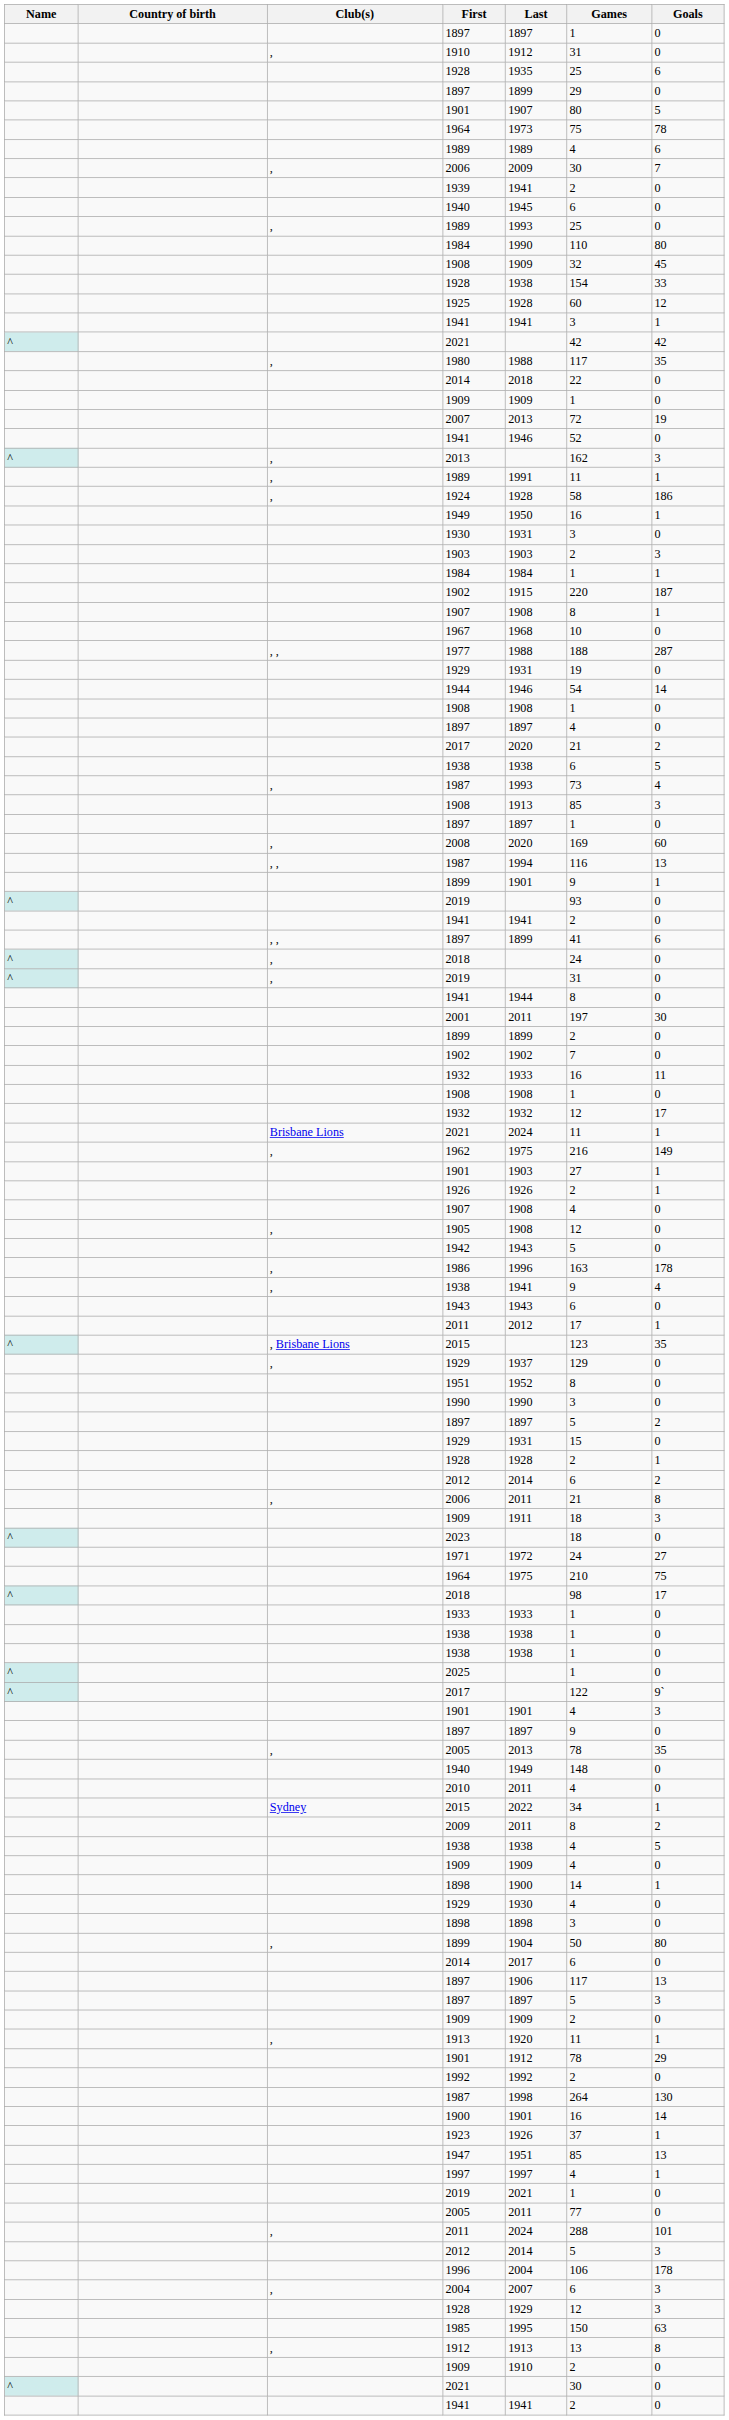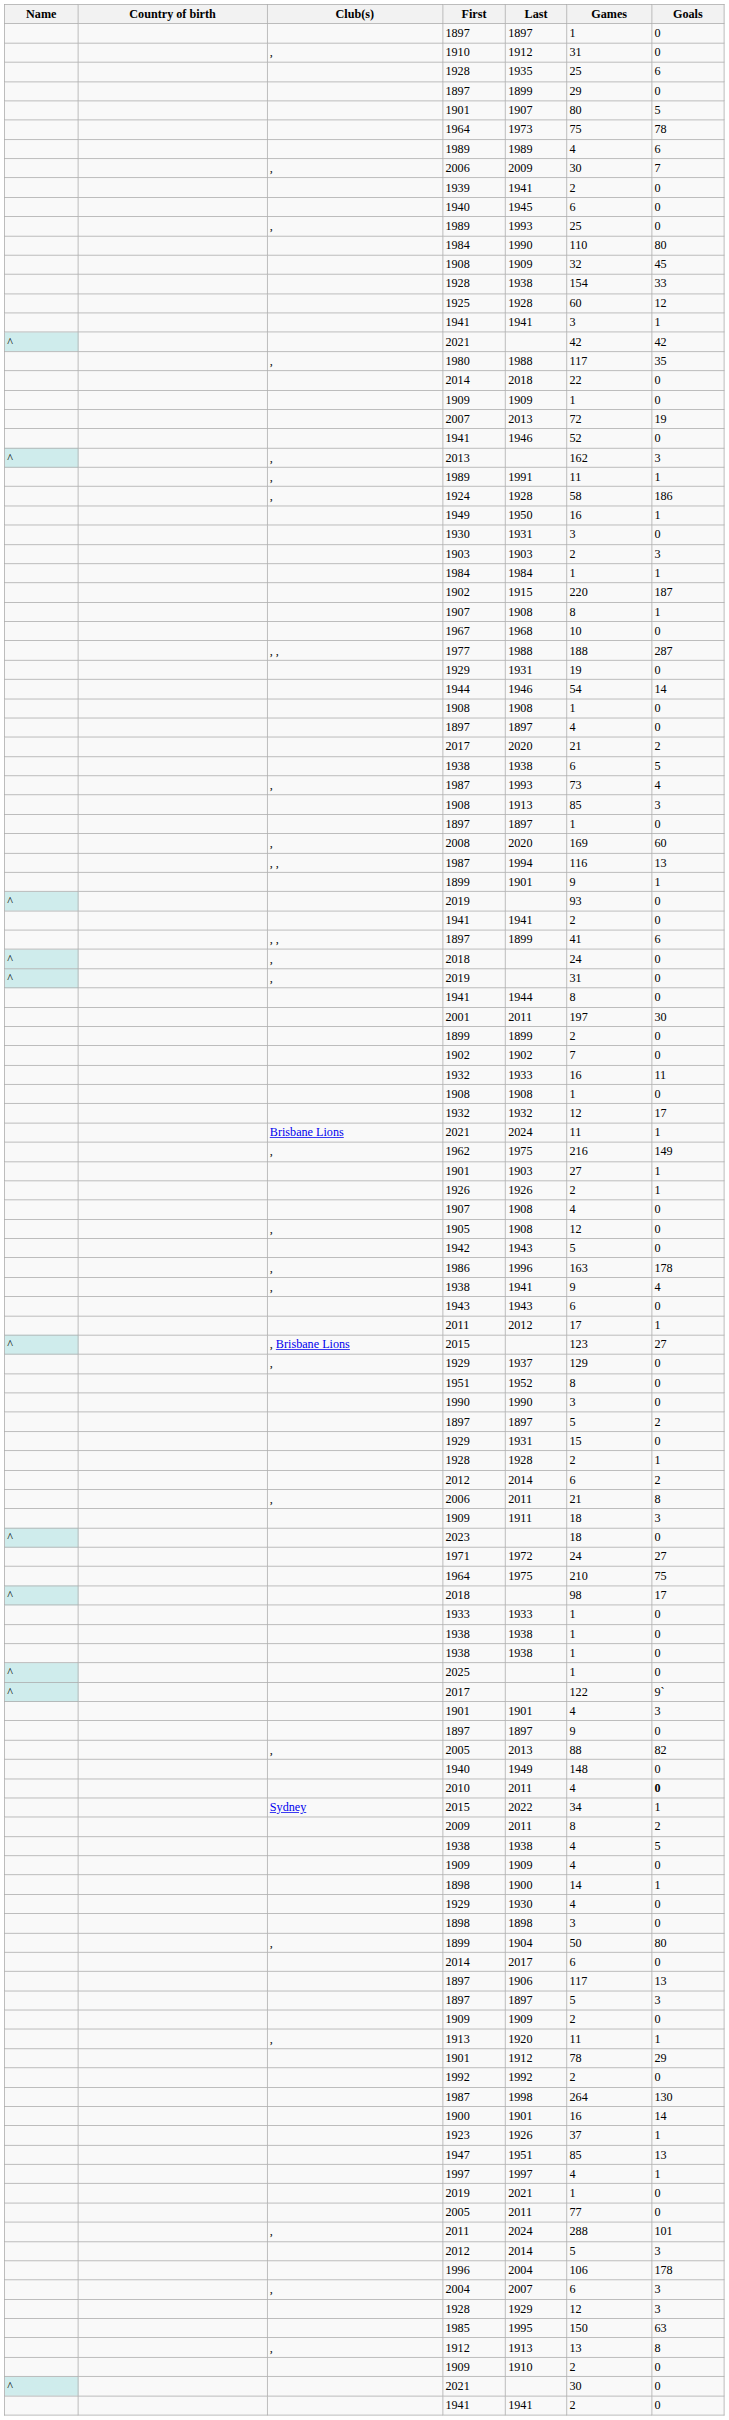(660, 1344) 35 -> (660, 1344) 27
(576, 1749) 78 -> (576, 1749) 88
(660, 1749) 35 -> (660, 1749) 82
(657, 1788) normal -> (657, 1788) bold
